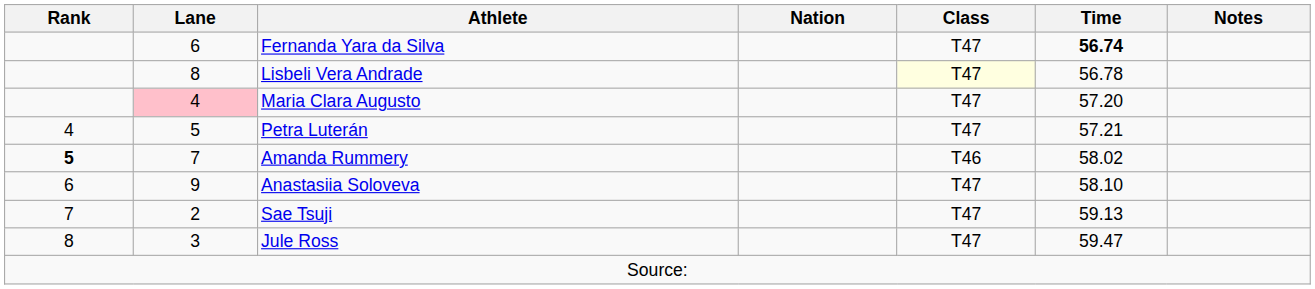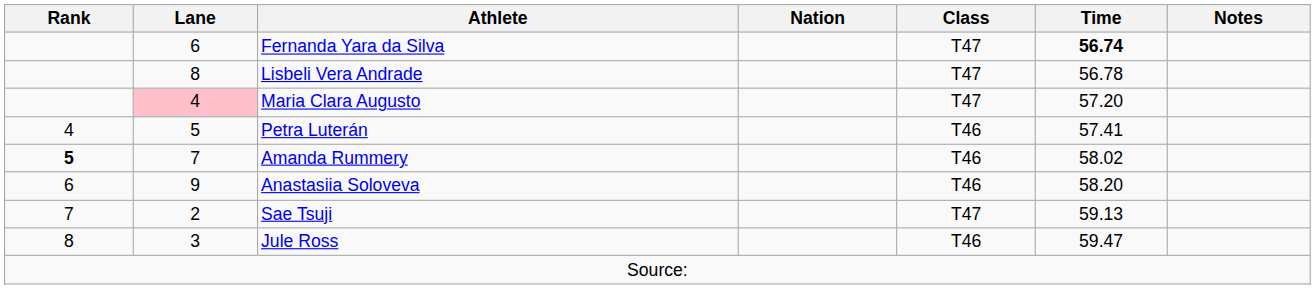(966, 74) lightyellow background -> (966, 74) no background
(966, 130) T47 -> (966, 130) T46
(1101, 130) 57.21 -> (1101, 130) 57.41
(966, 185) T47 -> (966, 185) T46
(1101, 185) 58.10 -> (1101, 185) 58.20
(966, 241) T47 -> (966, 241) T46
